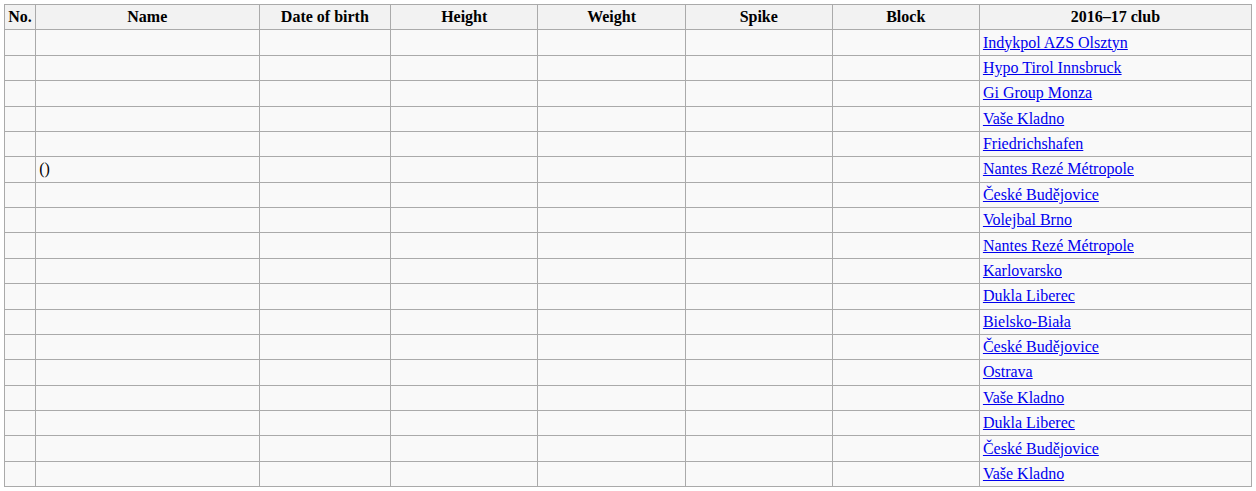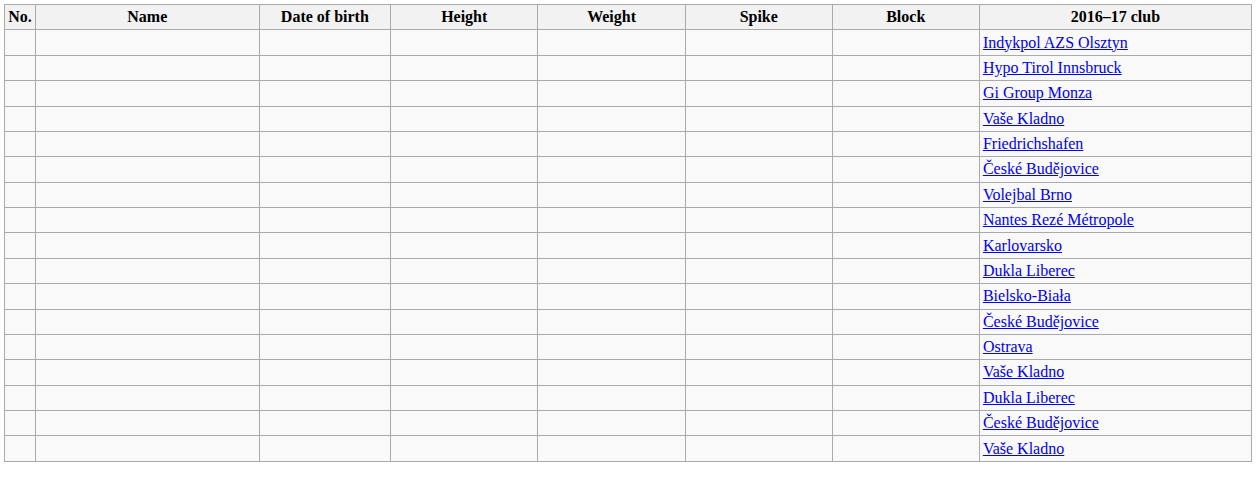- row: (20, 169)
